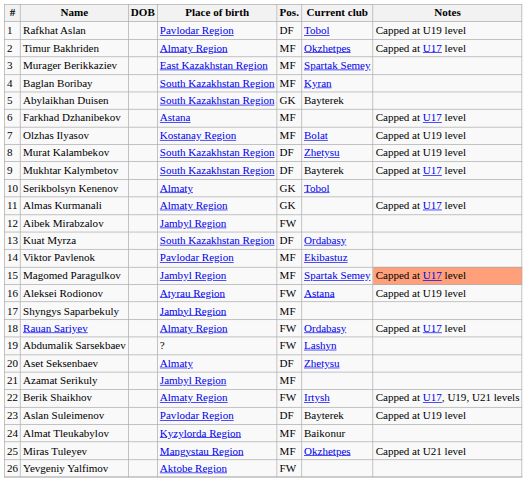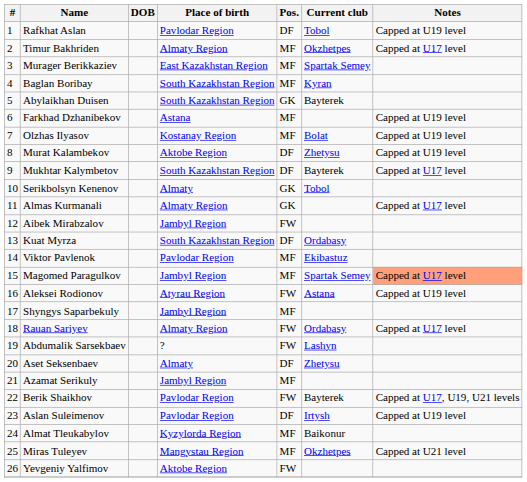(421, 118) Capped at U17 level -> (421, 118) Capped at U19 level
(217, 153) South Kazakhstan Region -> (193, 153) Aktobe Region
(194, 398) Almaty Region -> (197, 398) Pavlodar Region
(317, 398) Irtysh -> (324, 398) Bayterek
(324, 415) Bayterek -> (317, 415) Irtysh
